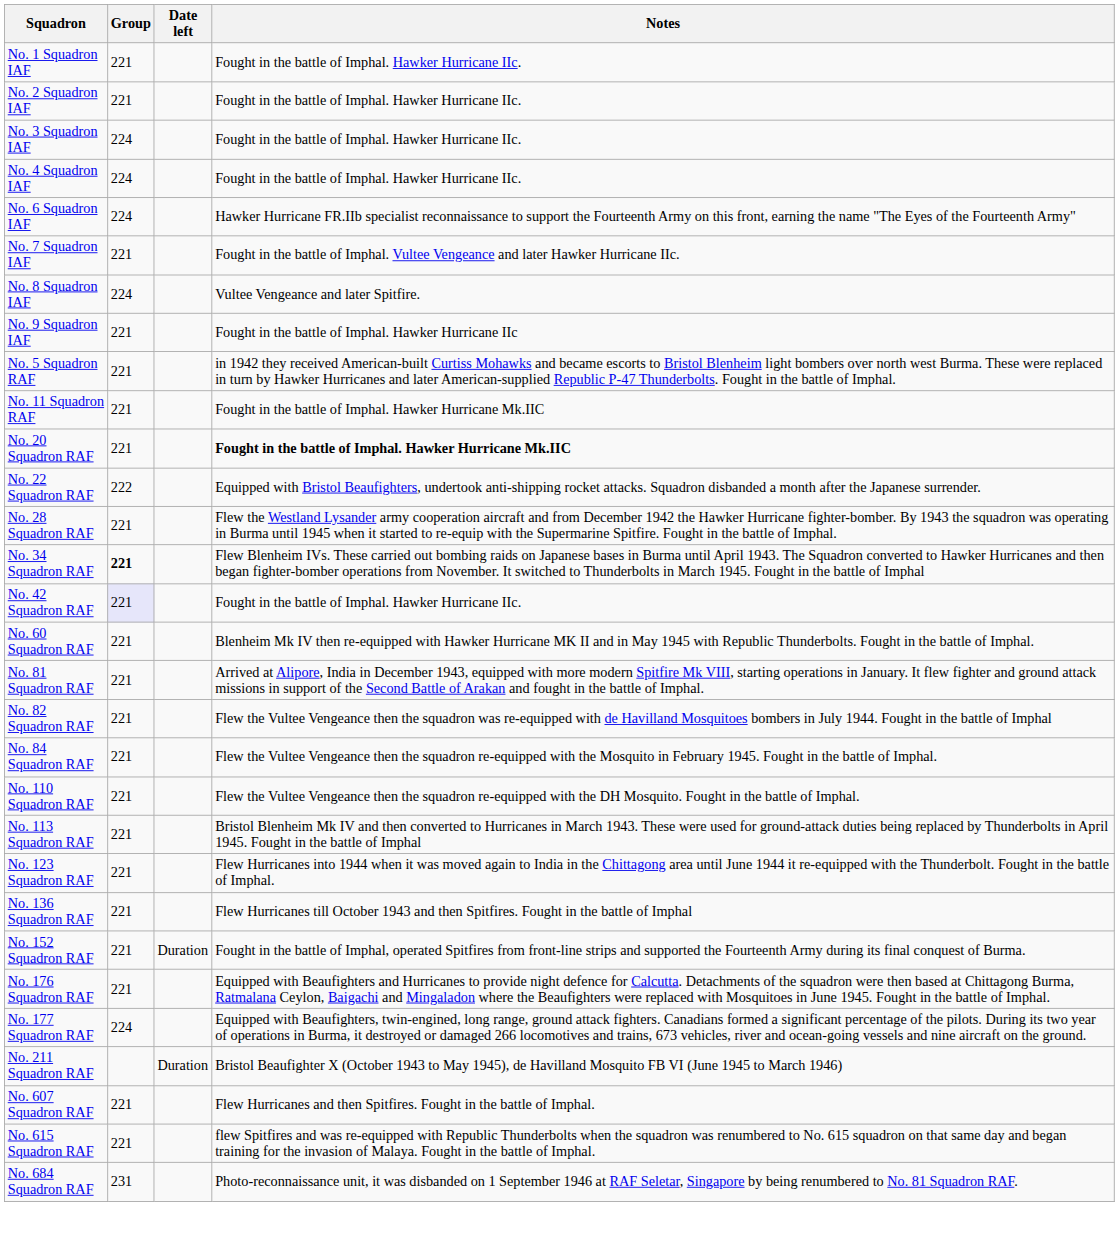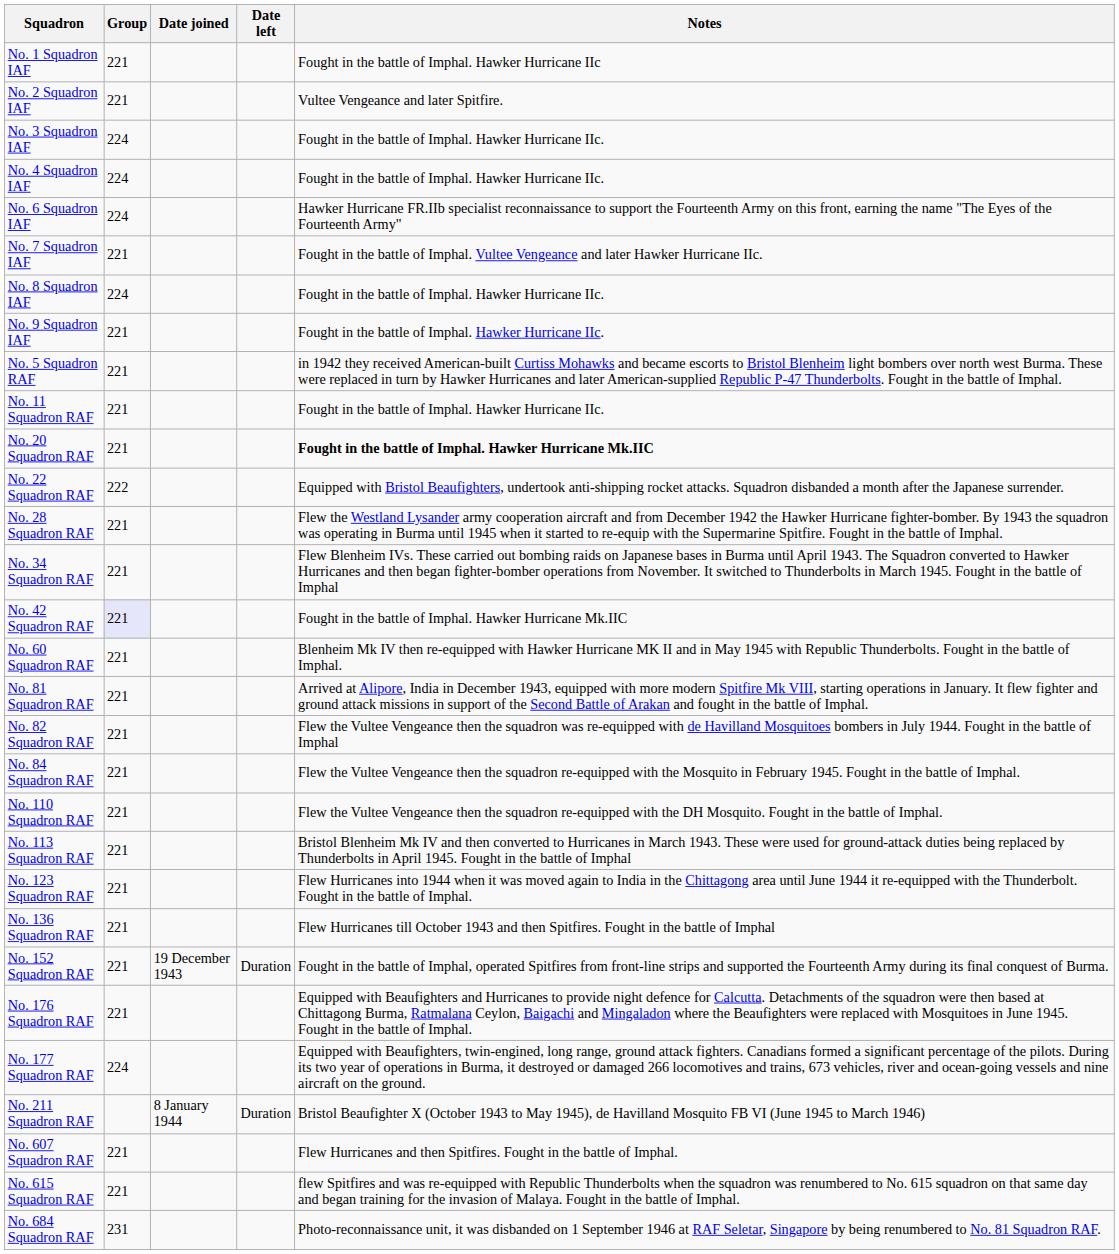+ column: (194, 23)
(368, 62) Fought in the battle of Imphal. Hawker Hurricane IIc. -> (449, 62) Fought in the battle of Imphal. Hawker Hurricane IIc
(368, 101) Fought in the battle of Imphal. Hawker Hurricane IIc. -> (401, 101) Vultee Vengeance and later Spitfire.
(318, 294) Vultee Vengeance and later Spitfire. -> (451, 294) Fought in the battle of Imphal. Hawker Hurricane IIc.
(366, 332) Fought in the battle of Imphal. Hawker Hurricane IIc -> (451, 332) Fought in the battle of Imphal. Hawker Hurricane IIc.
(380, 409) Fought in the battle of Imphal. Hawker Hurricane Mk.IIC -> (451, 409) Fought in the battle of Imphal. Hawker Hurricane IIc.
(121, 564) bold -> (118, 572) normal
(368, 602) Fought in the battle of Imphal. Hawker Hurricane IIc. -> (463, 618) Fought in the battle of Imphal. Hawker Hurricane Mk.IIC
